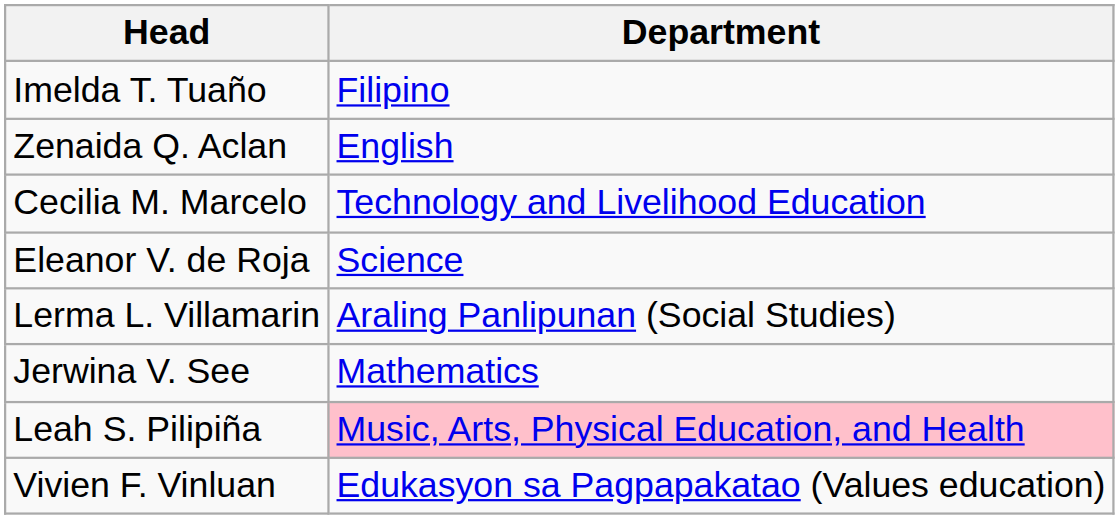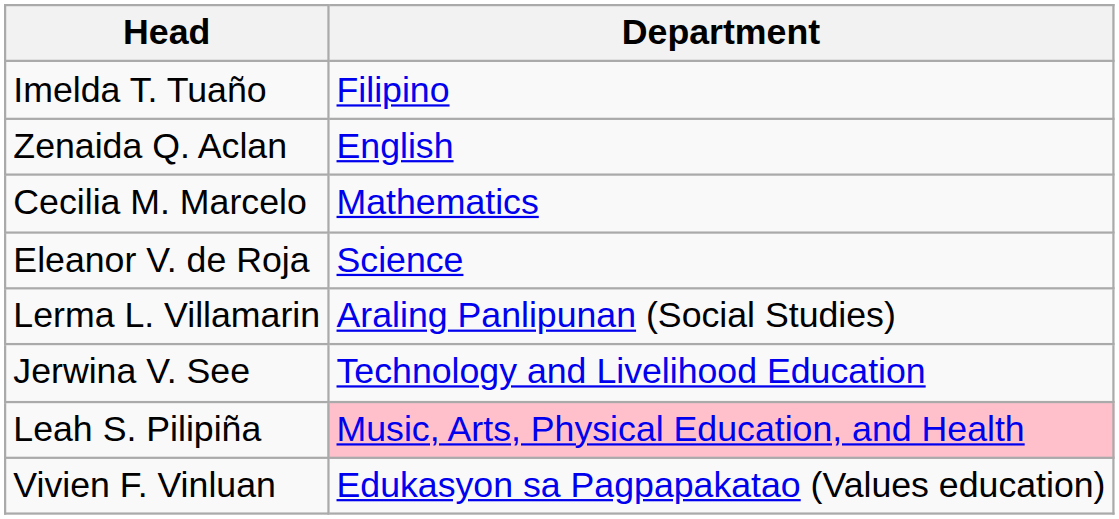(631, 202) Technology and Livelihood Education -> (438, 202) Mathematics
(438, 372) Mathematics -> (631, 372) Technology and Livelihood Education
